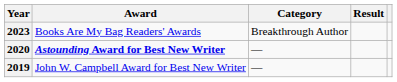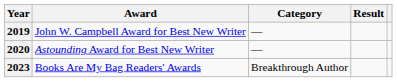rows swapped: (18, 67) <-> (18, 31)
(130, 49) bold -> (124, 49) normal
